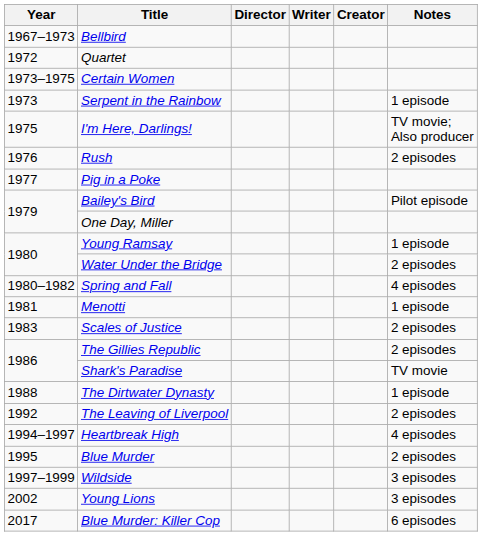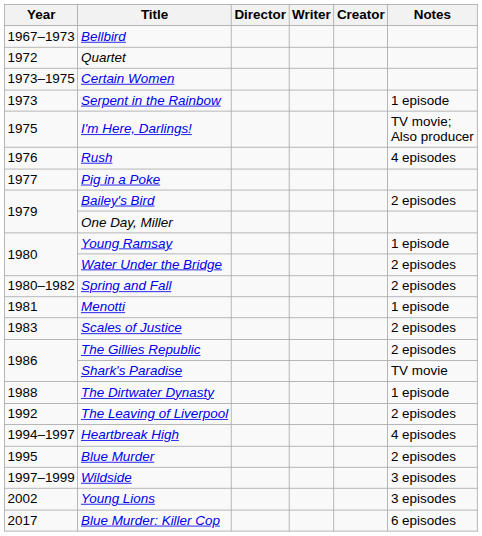(423, 158) 2 episodes -> (423, 158) 4 episodes
(429, 200) Pilot episode -> (423, 200) 2 episodes
(423, 286) 4 episodes -> (423, 286) 2 episodes
